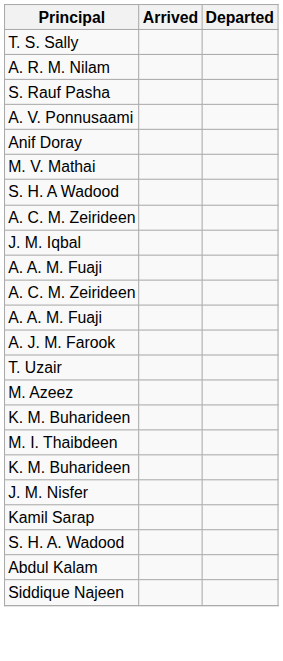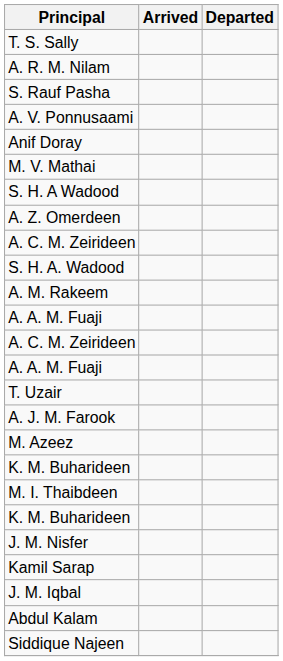+ row: (64, 217)
rows swapped: (66, 543) <-> (45, 242)
+ row: (58, 292)
rows swapped: (35, 368) <-> (62, 343)
